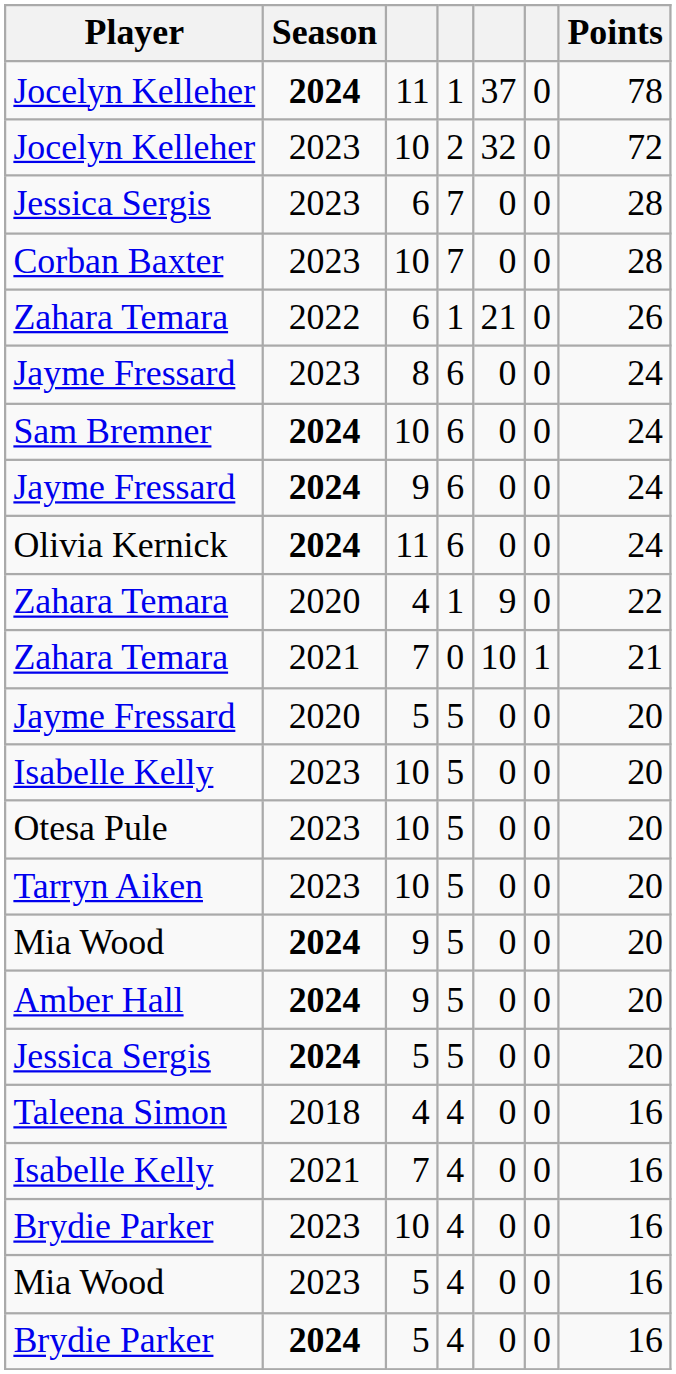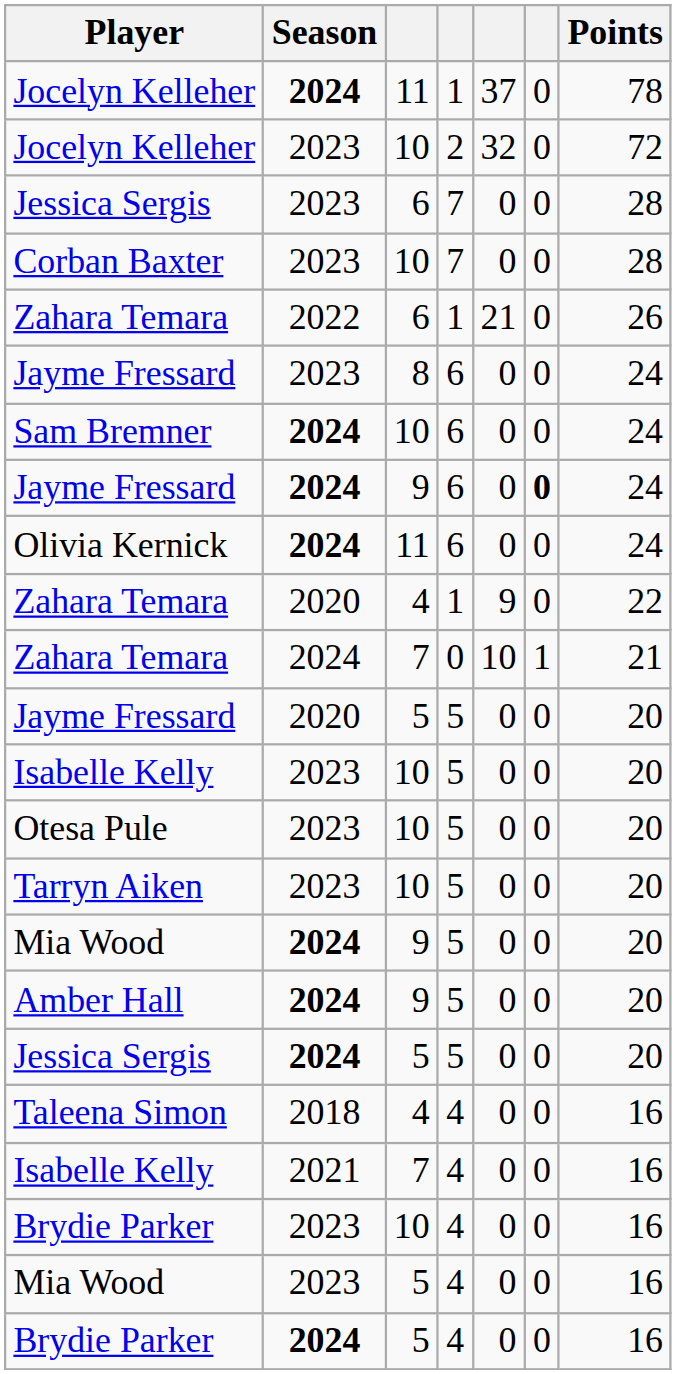(542, 487) normal -> (542, 487) bold
(324, 658) 2021 -> (324, 658) 2024
